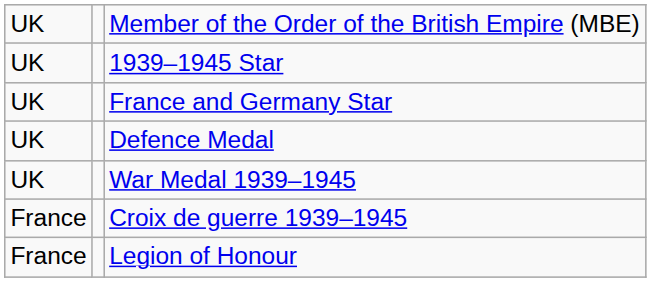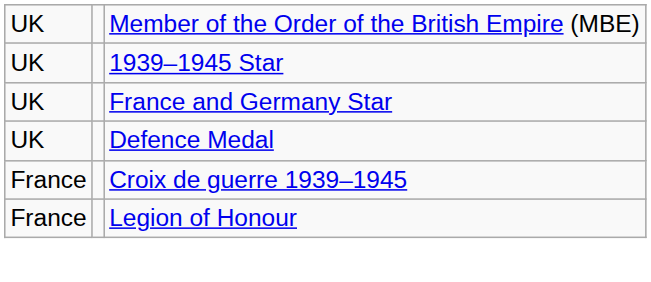- row: (233, 179)
